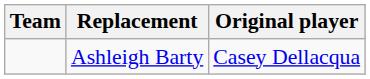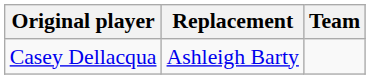columns swapped: (35, 21) <-> (287, 21)
